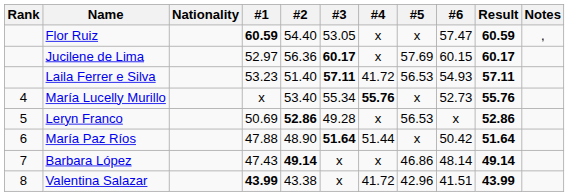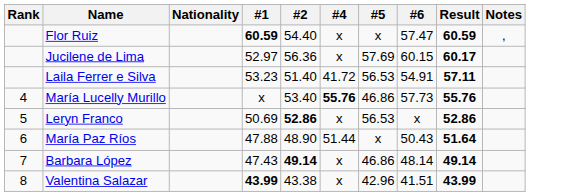- column: (339, 14)
(456, 77) 54.93 -> (417, 77) 54.91
(417, 98) x -> (378, 98) 46.86
(456, 98) 52.73 -> (417, 98) 57.73
(456, 139) 50.42 -> (417, 139) 50.43
(378, 181) 41.72 -> (339, 181) x
